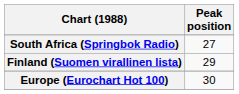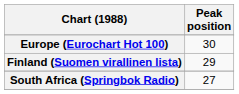rows swapped: (94, 80) <-> (94, 44)
